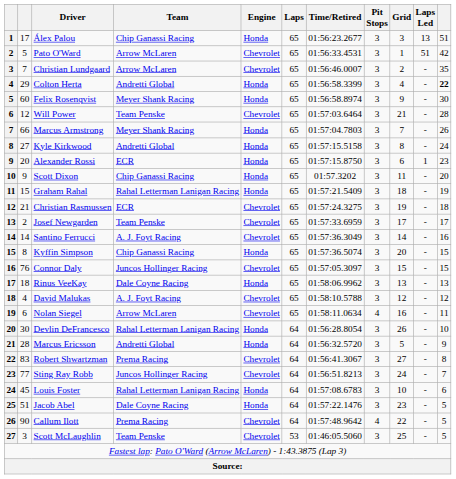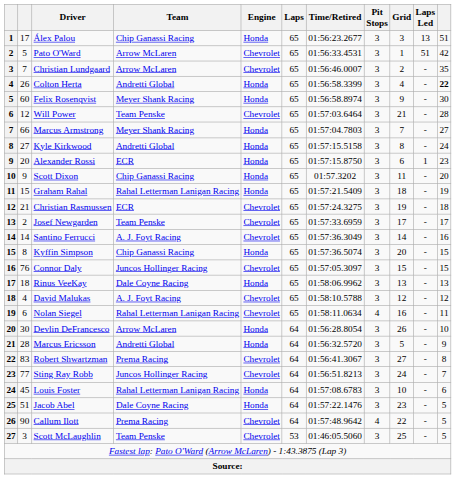(25, 84) 29 -> (25, 84) 26
(444, 130) 26 -> (444, 130) 27
(146, 313) Arrow McLaren -> (177, 313) Rahal Letterman Lanigan Racing
(177, 329) Rahal Letterman Lanigan Racing -> (146, 329) Arrow McLaren
